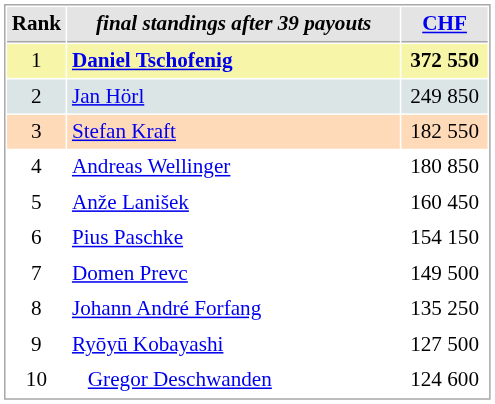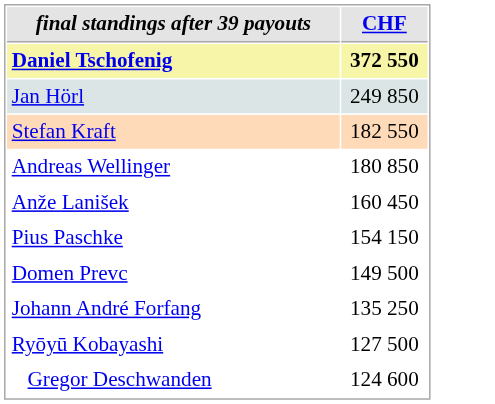- column: (36, 23)
